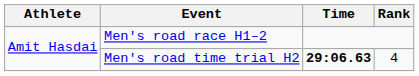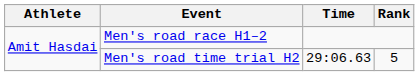(339, 60) bold -> (339, 60) normal
(394, 60) 4 -> (394, 60) 5
